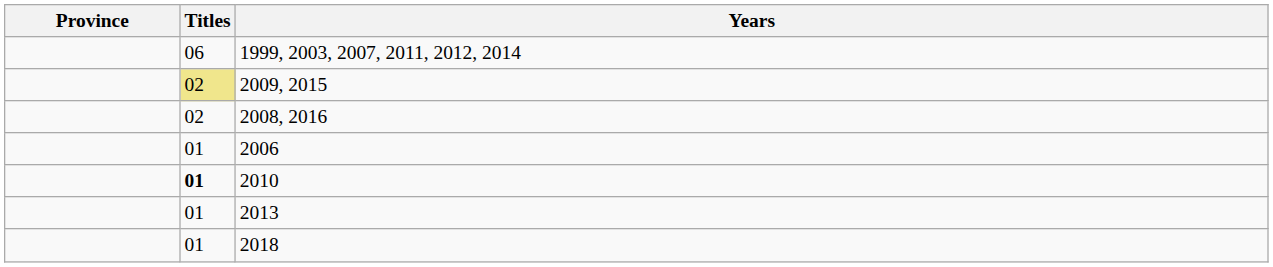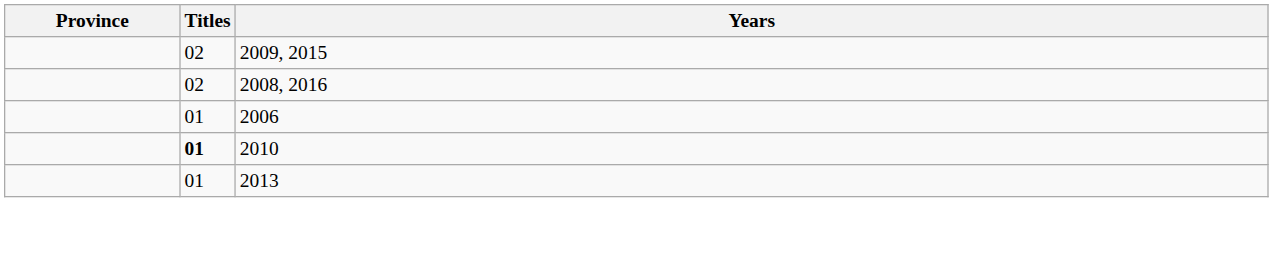- row: (380, 52)
(194, 84) khaki background -> (194, 52) no background
- row: (259, 245)
